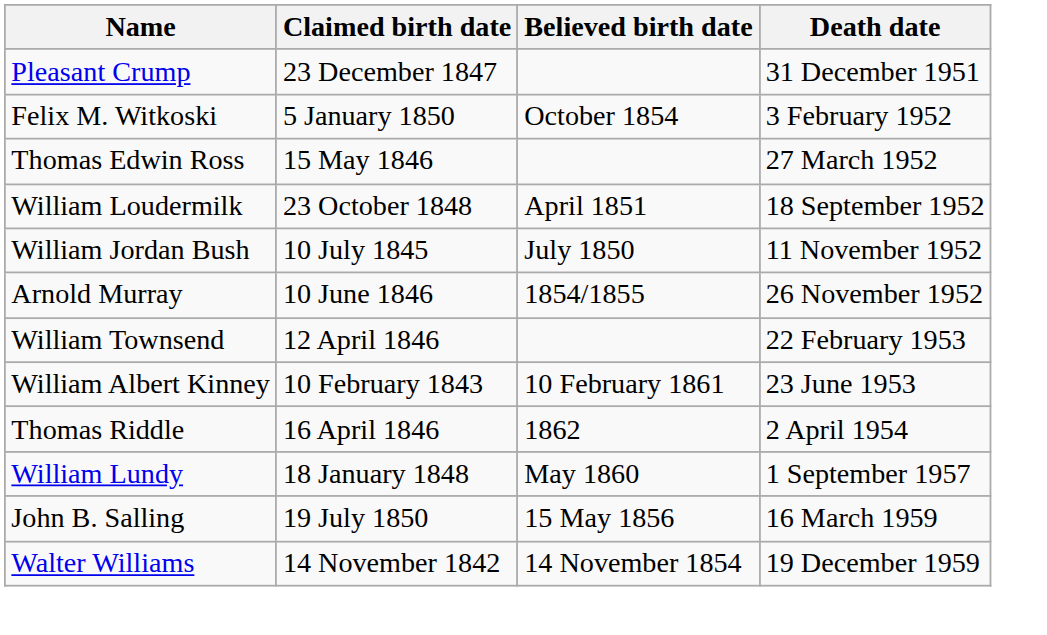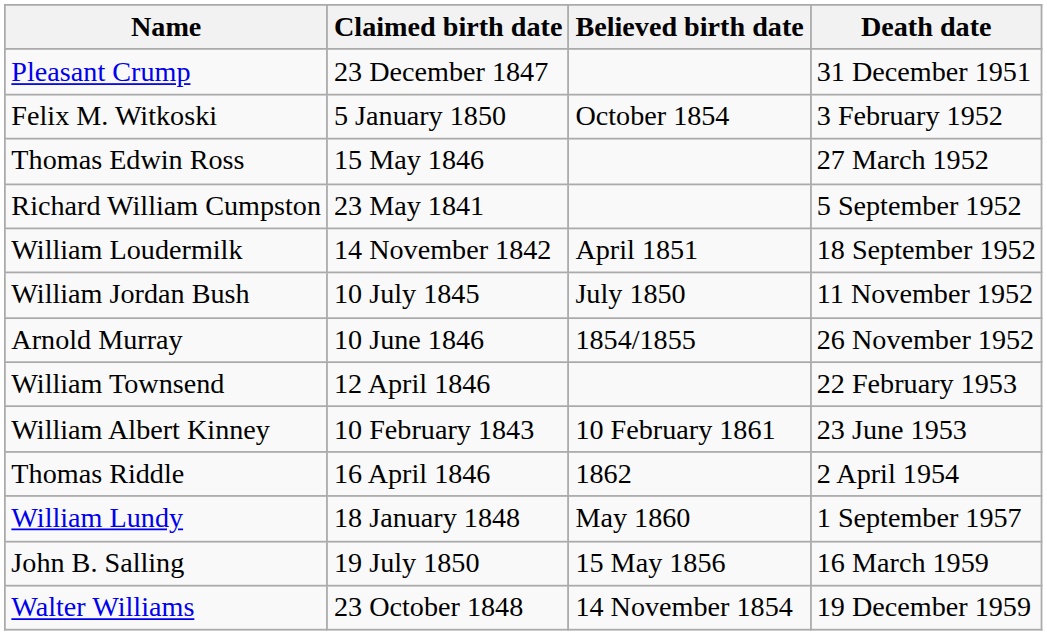+ row: (166, 205)
(378, 205) 23 October 1848 -> (443, 250) 14 November 1842
(392, 562) 14 November 1842 -> (429, 607) 23 October 1848
